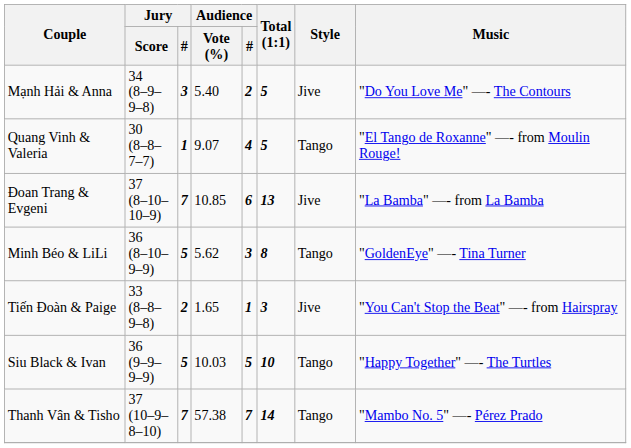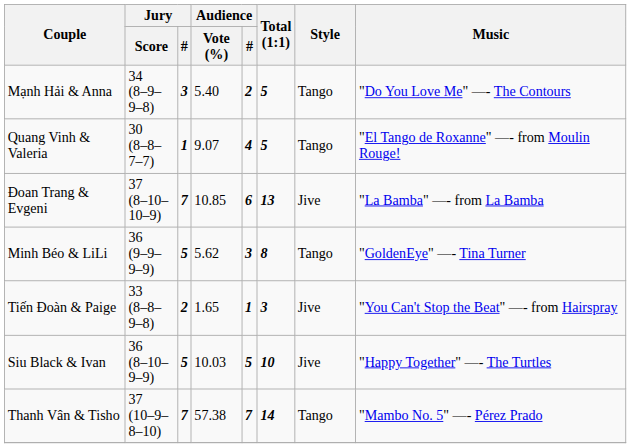(309, 92) Jive -> (315, 92) Tango
(148, 254) 36 (8–10–9–9) -> (145, 254) 36 (9–9–9–9)
(145, 362) 36 (9–9–9–9) -> (148, 362) 36 (8–10–9–9)
(315, 362) Tango -> (309, 362) Jive
